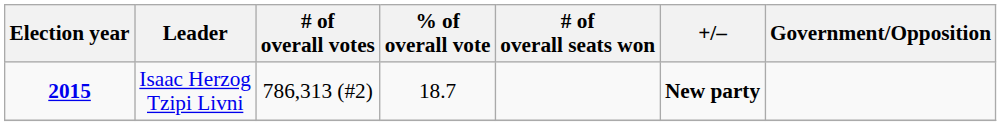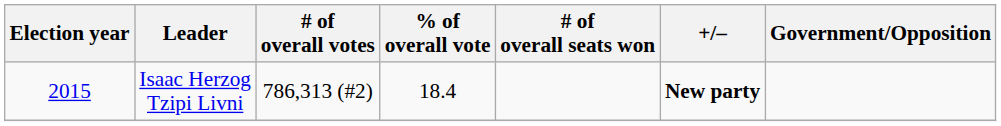(70, 91) bold -> (70, 91) normal
(438, 91) 18.7 -> (438, 91) 18.4
